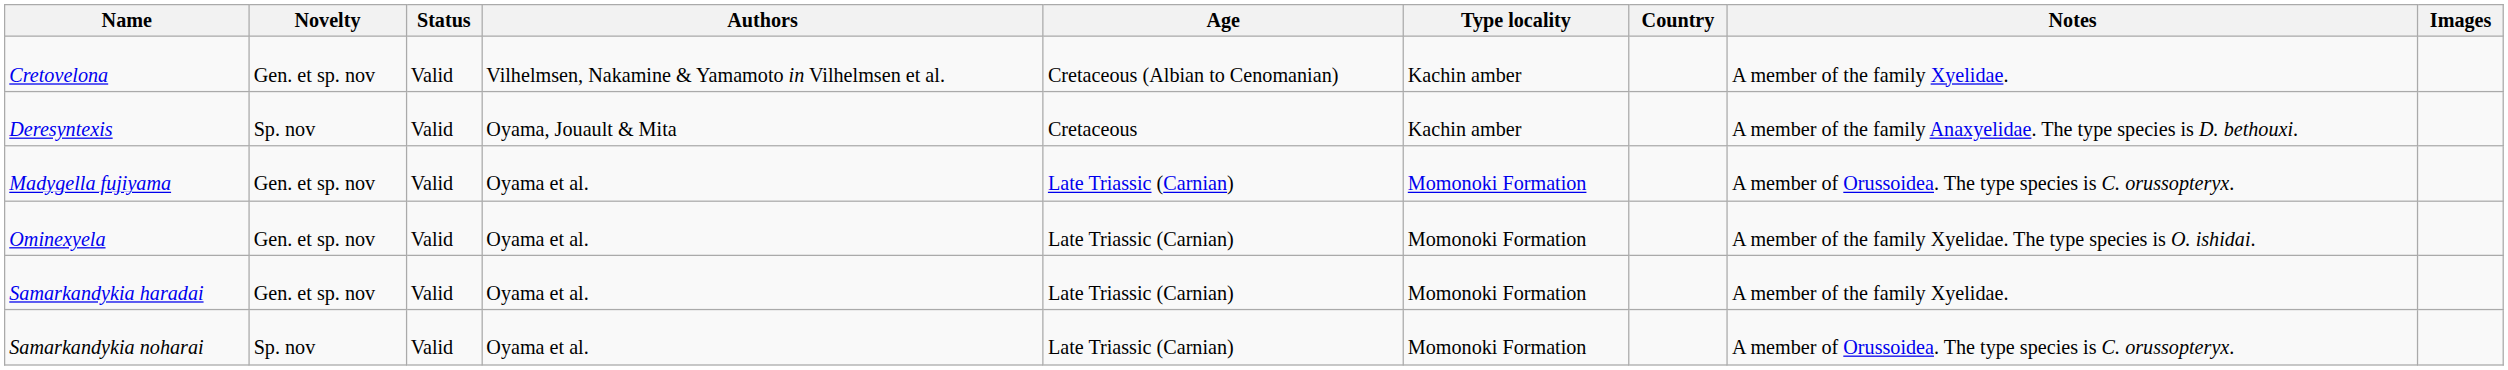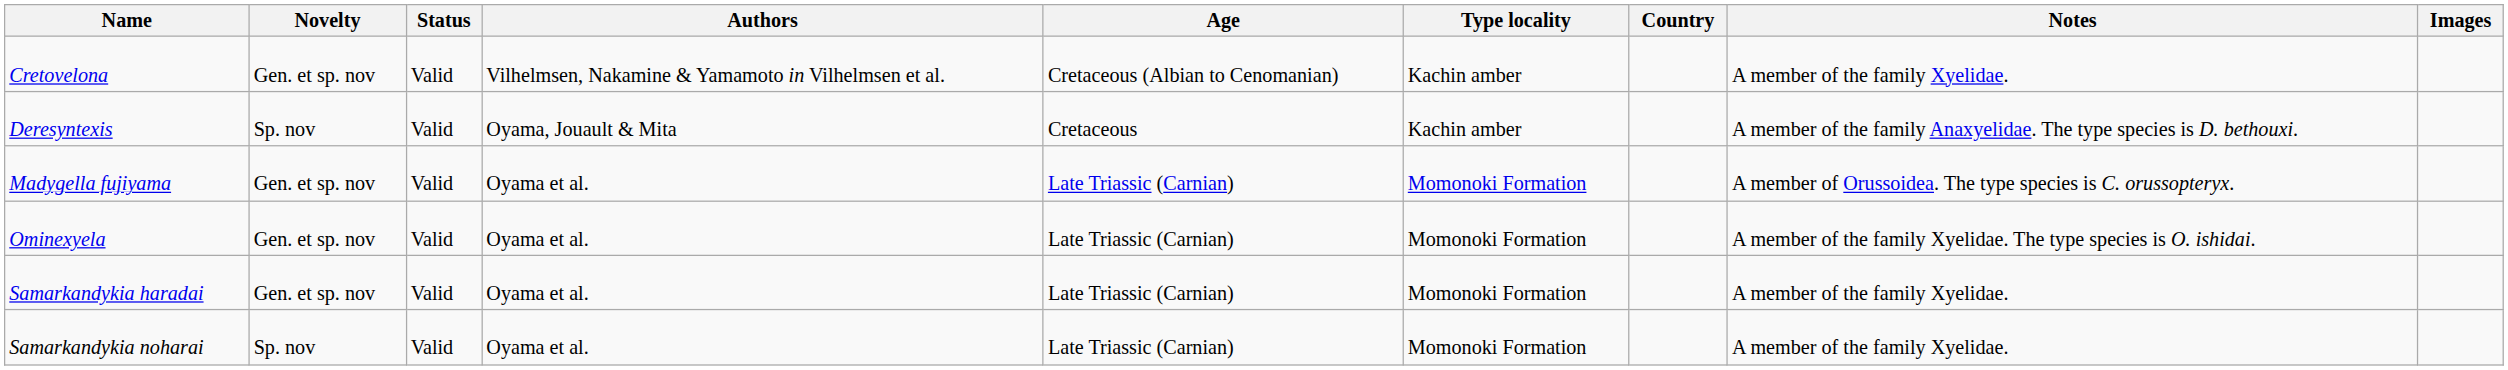(1983, 348) A member of Orussoidea. The type species is C. orussopteryx. -> (1870, 348) A member of the family Xyelidae.
